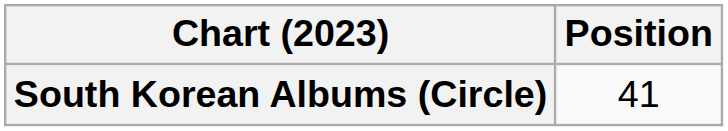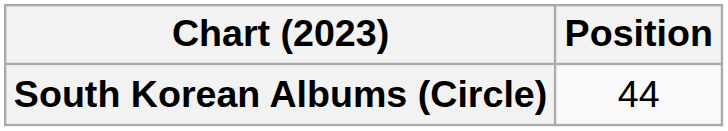(639, 93) 41 -> (639, 93) 44
